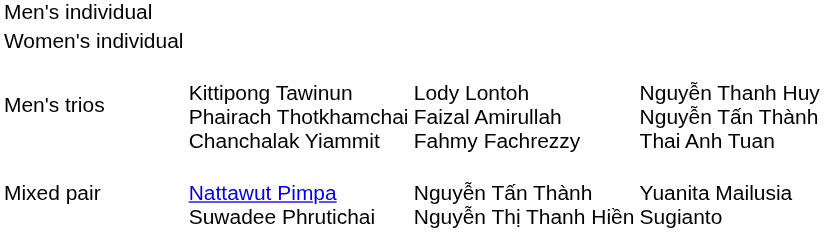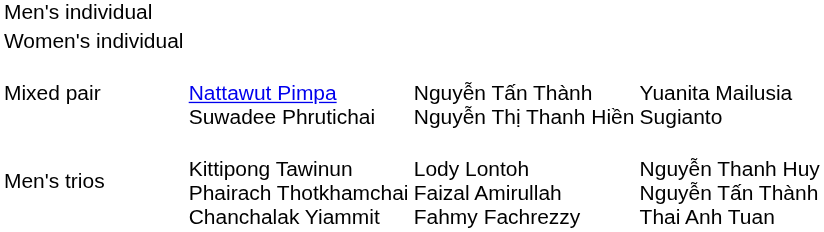rows swapped: (52, 193) <-> (54, 105)
